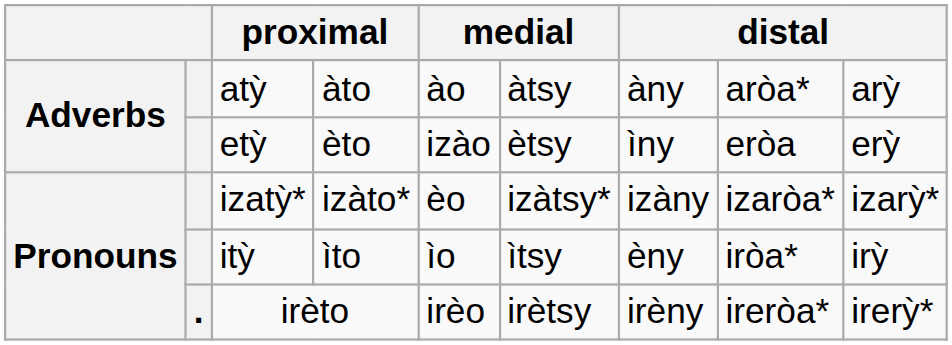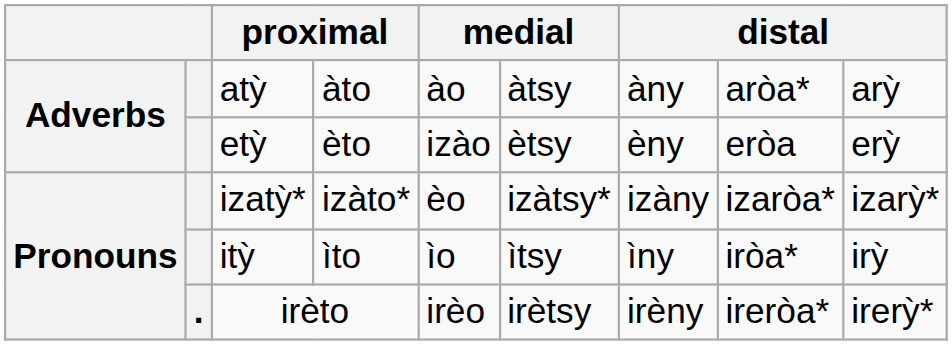(651, 144) ìny -> (655, 144) èny
(655, 255) èny -> (651, 255) ìny
